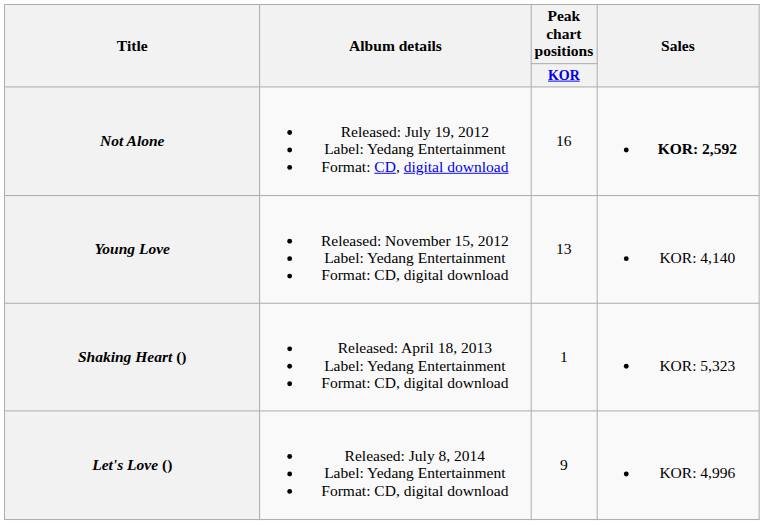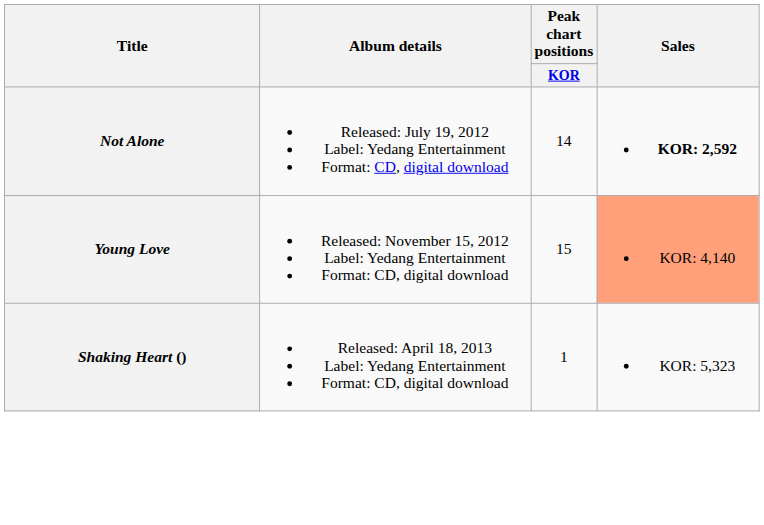(564, 141) 16 -> (564, 141) 14
(564, 249) 13 -> (564, 249) 15
(678, 258) no background -> (678, 258) lightsalmon background
- row: (132, 465)
